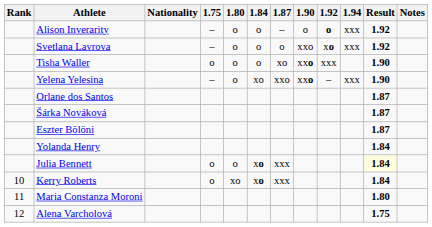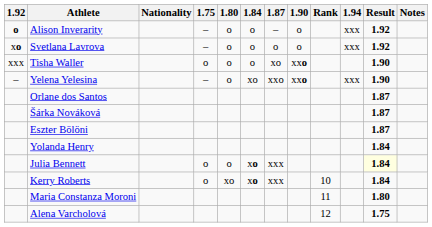columns swapped: (19, 12) <-> (329, 12)
(305, 46) xxo -> (299, 46) o
